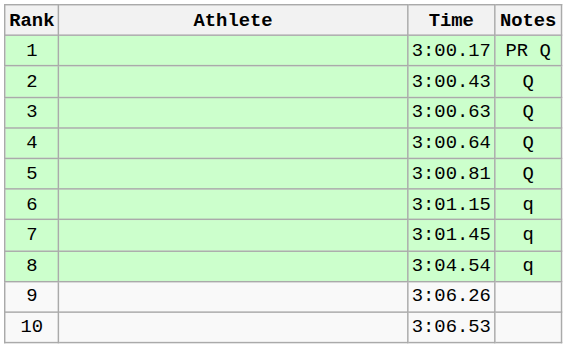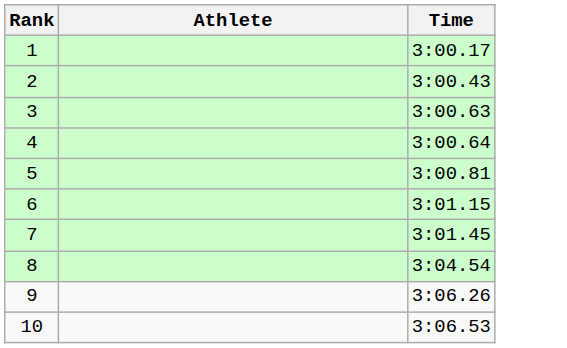- column: (528, 20)
